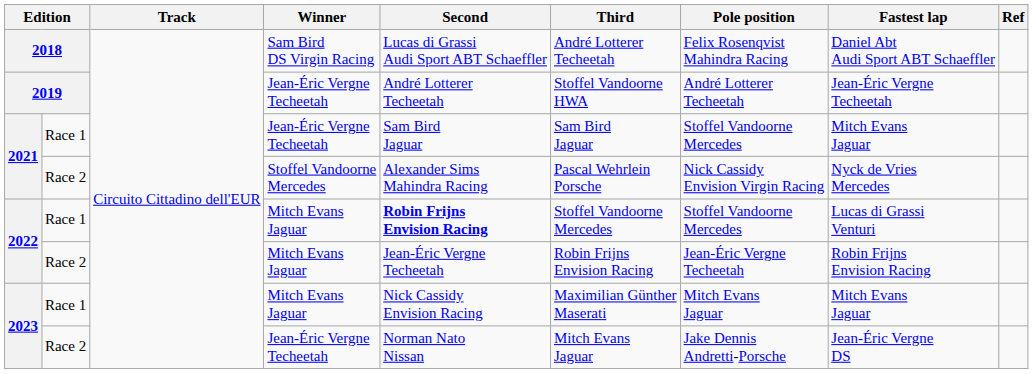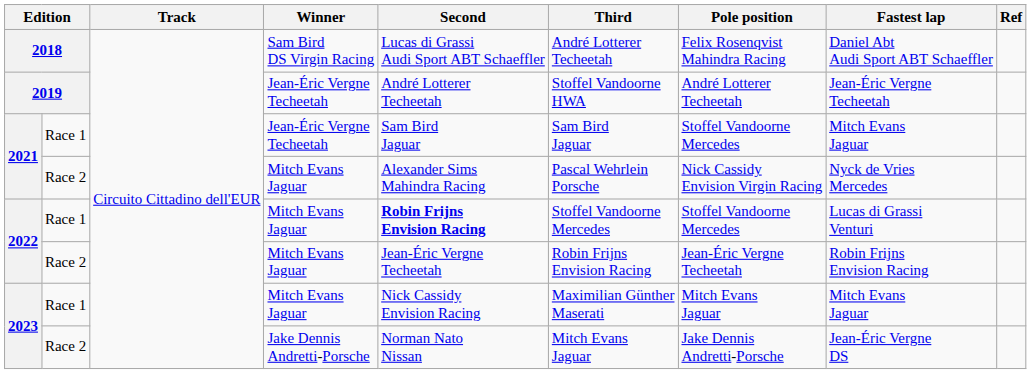(322, 177) Stoffel Vandoorne Mercedes -> (306, 177) Mitch Evans Jaguar
(319, 347) Jean-Éric Vergne Techeetah -> (319, 347) Jake Dennis Andretti-Porsche
